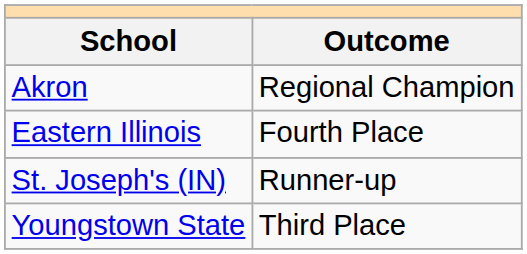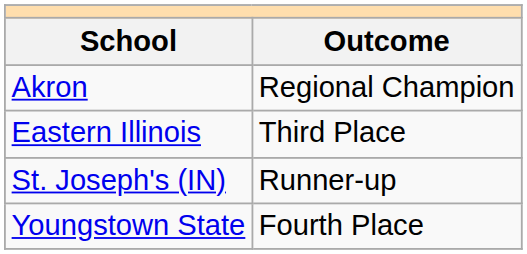(341, 133) Fourth Place -> (332, 133) Third Place
(332, 225) Third Place -> (341, 225) Fourth Place
